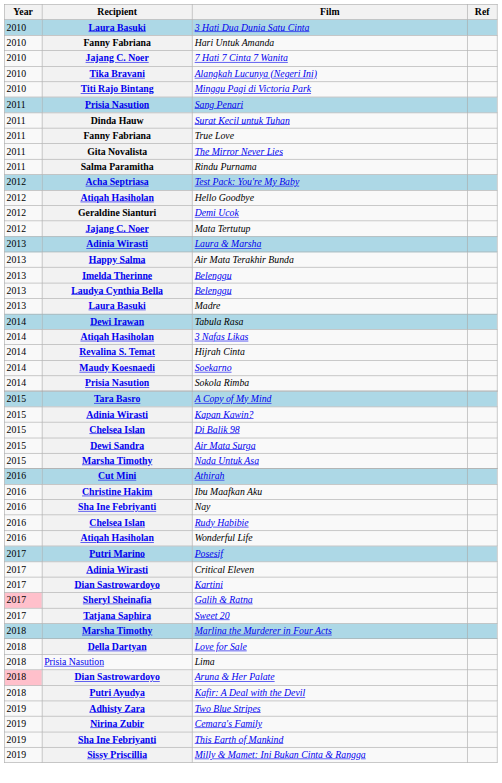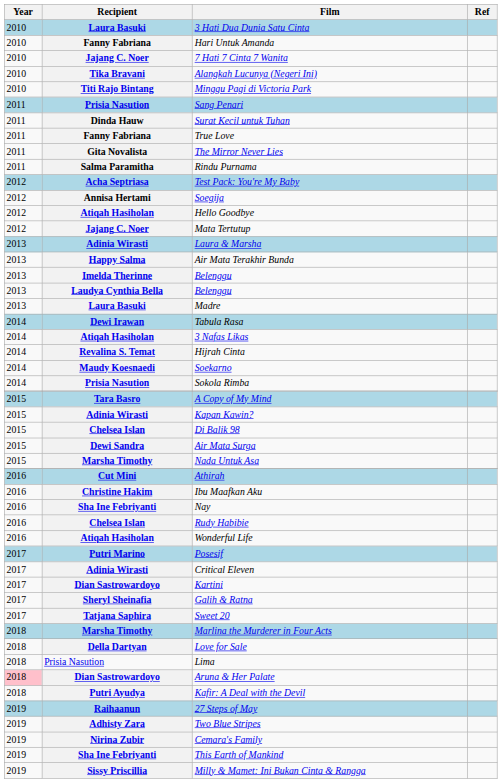+ row: (117, 197)
- row: (117, 213)
(16, 600) pink background -> (16, 600) no background
+ row: (117, 708)
